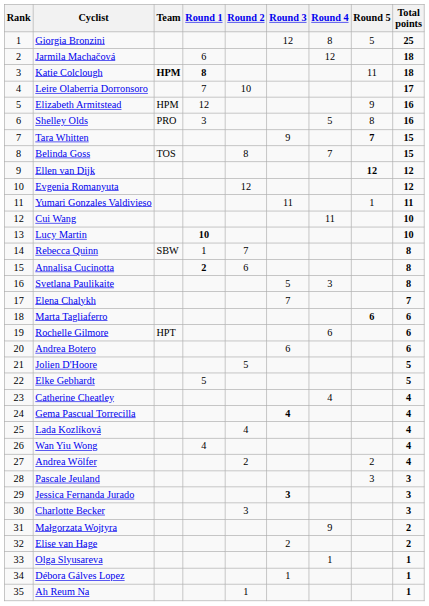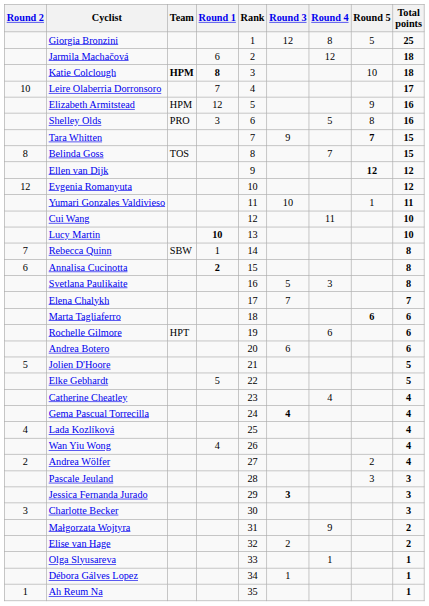columns swapped: (19, 18) <-> (246, 18)
(372, 72) 11 -> (372, 72) 10
(288, 202) 11 -> (288, 202) 10
